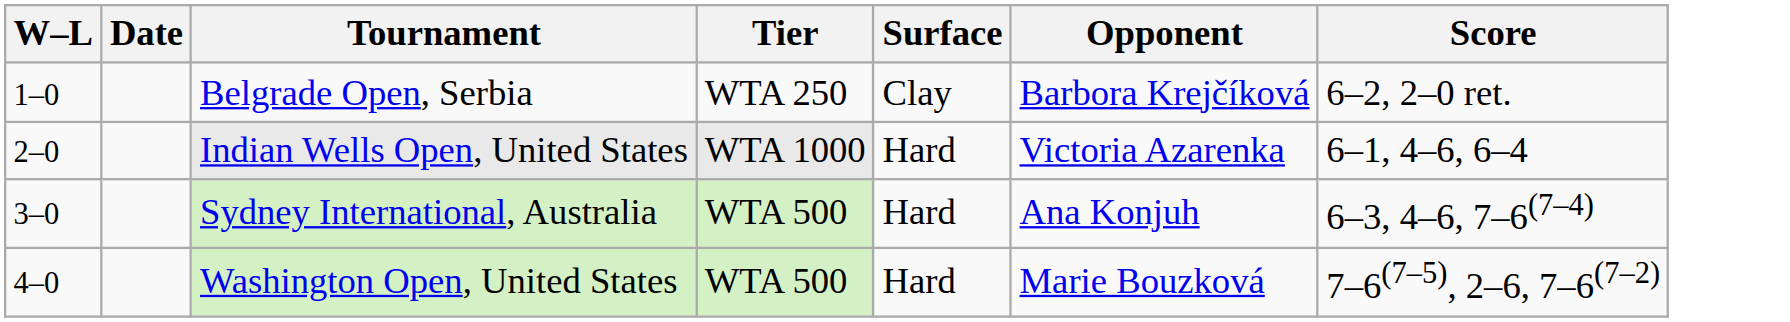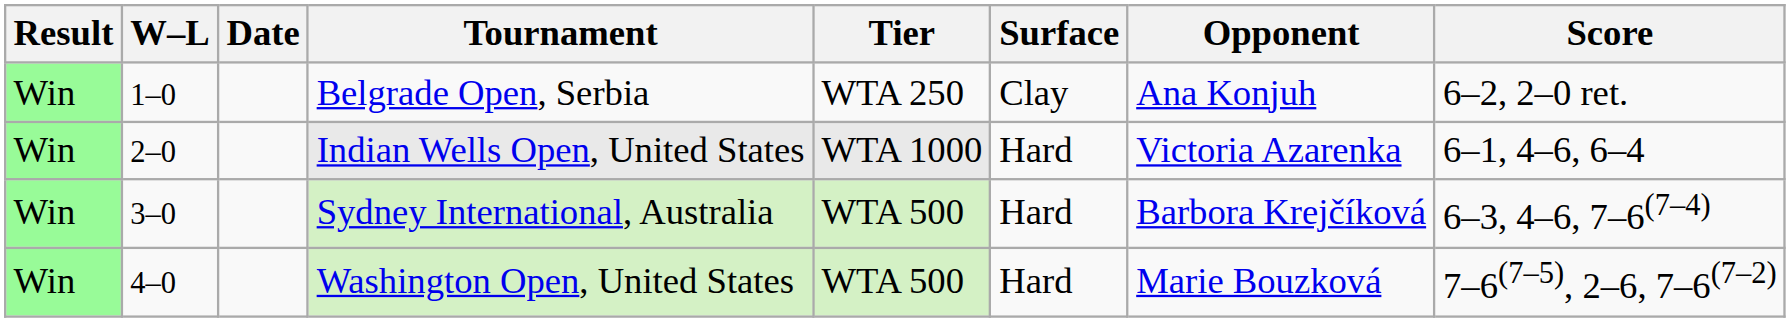+ column: (63, 33)
(1165, 91) Barbora Krejčíková -> (1226, 91) Ana Konjuh
(1110, 212) Ana Konjuh -> (1281, 212) Barbora Krejčíková
